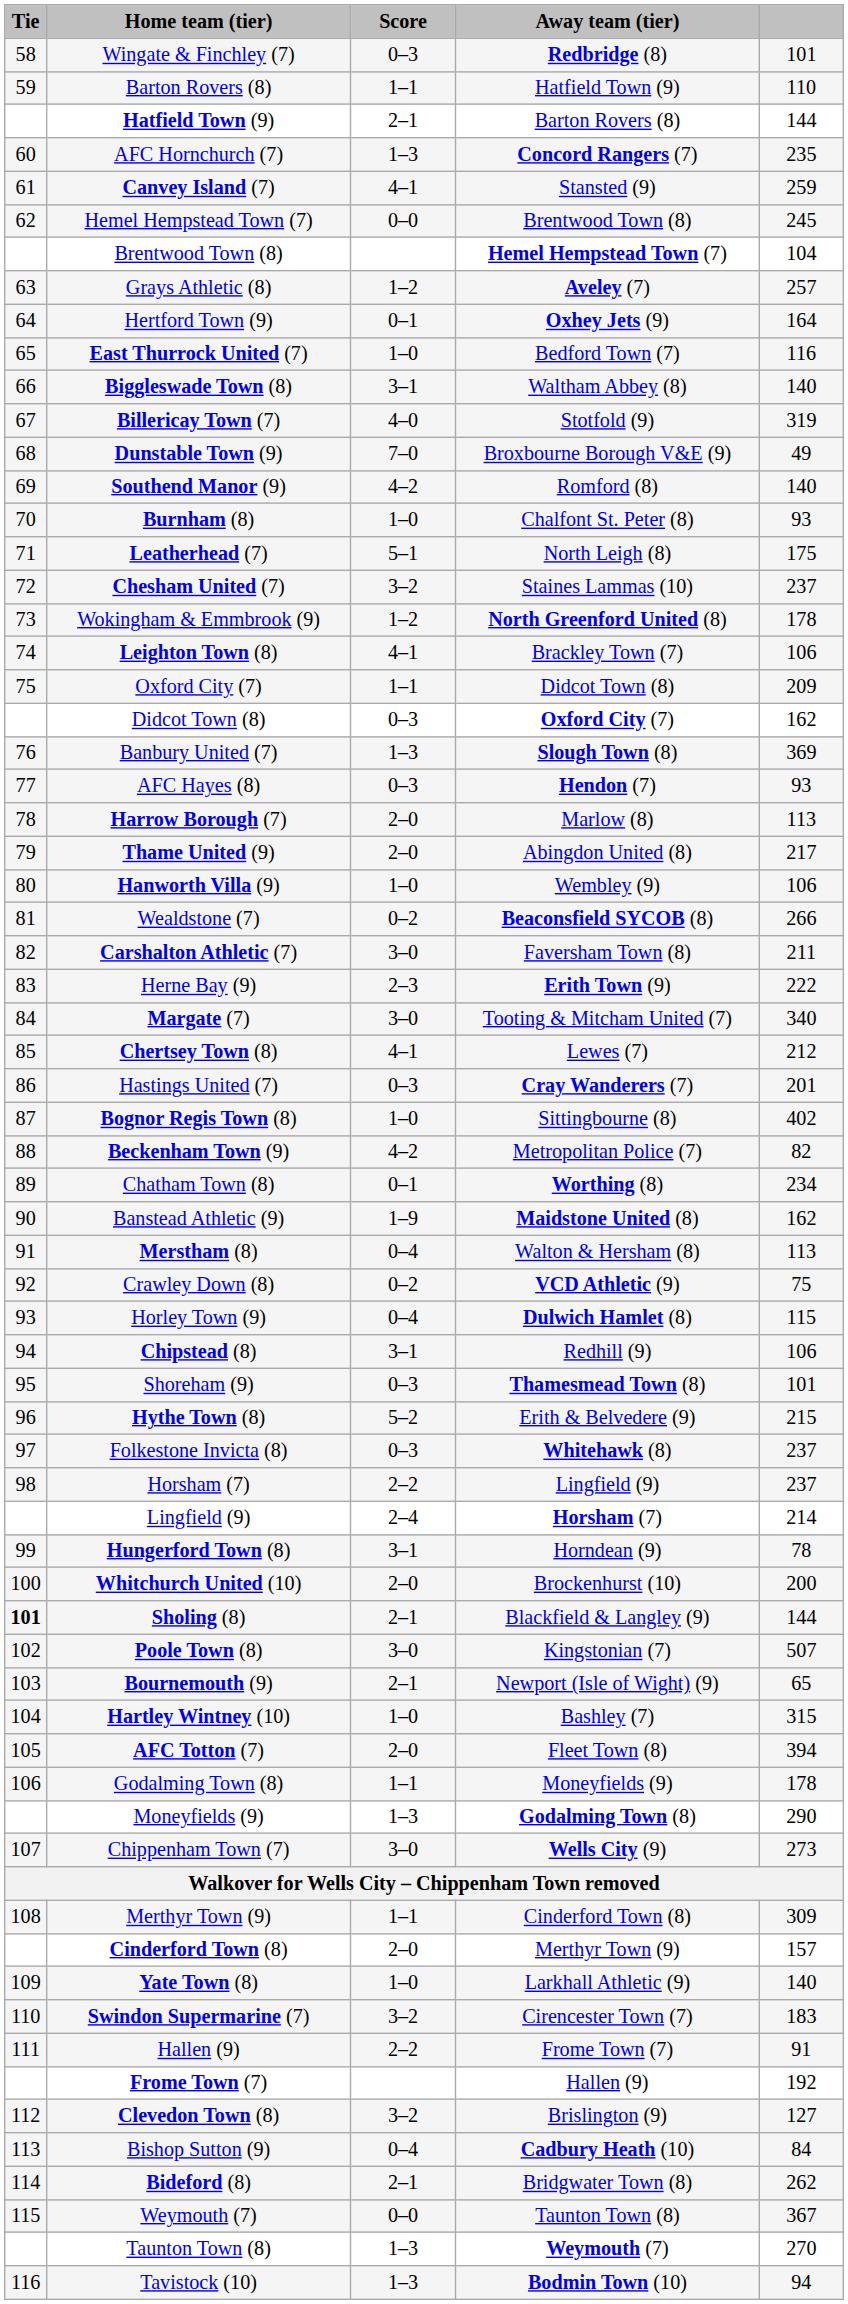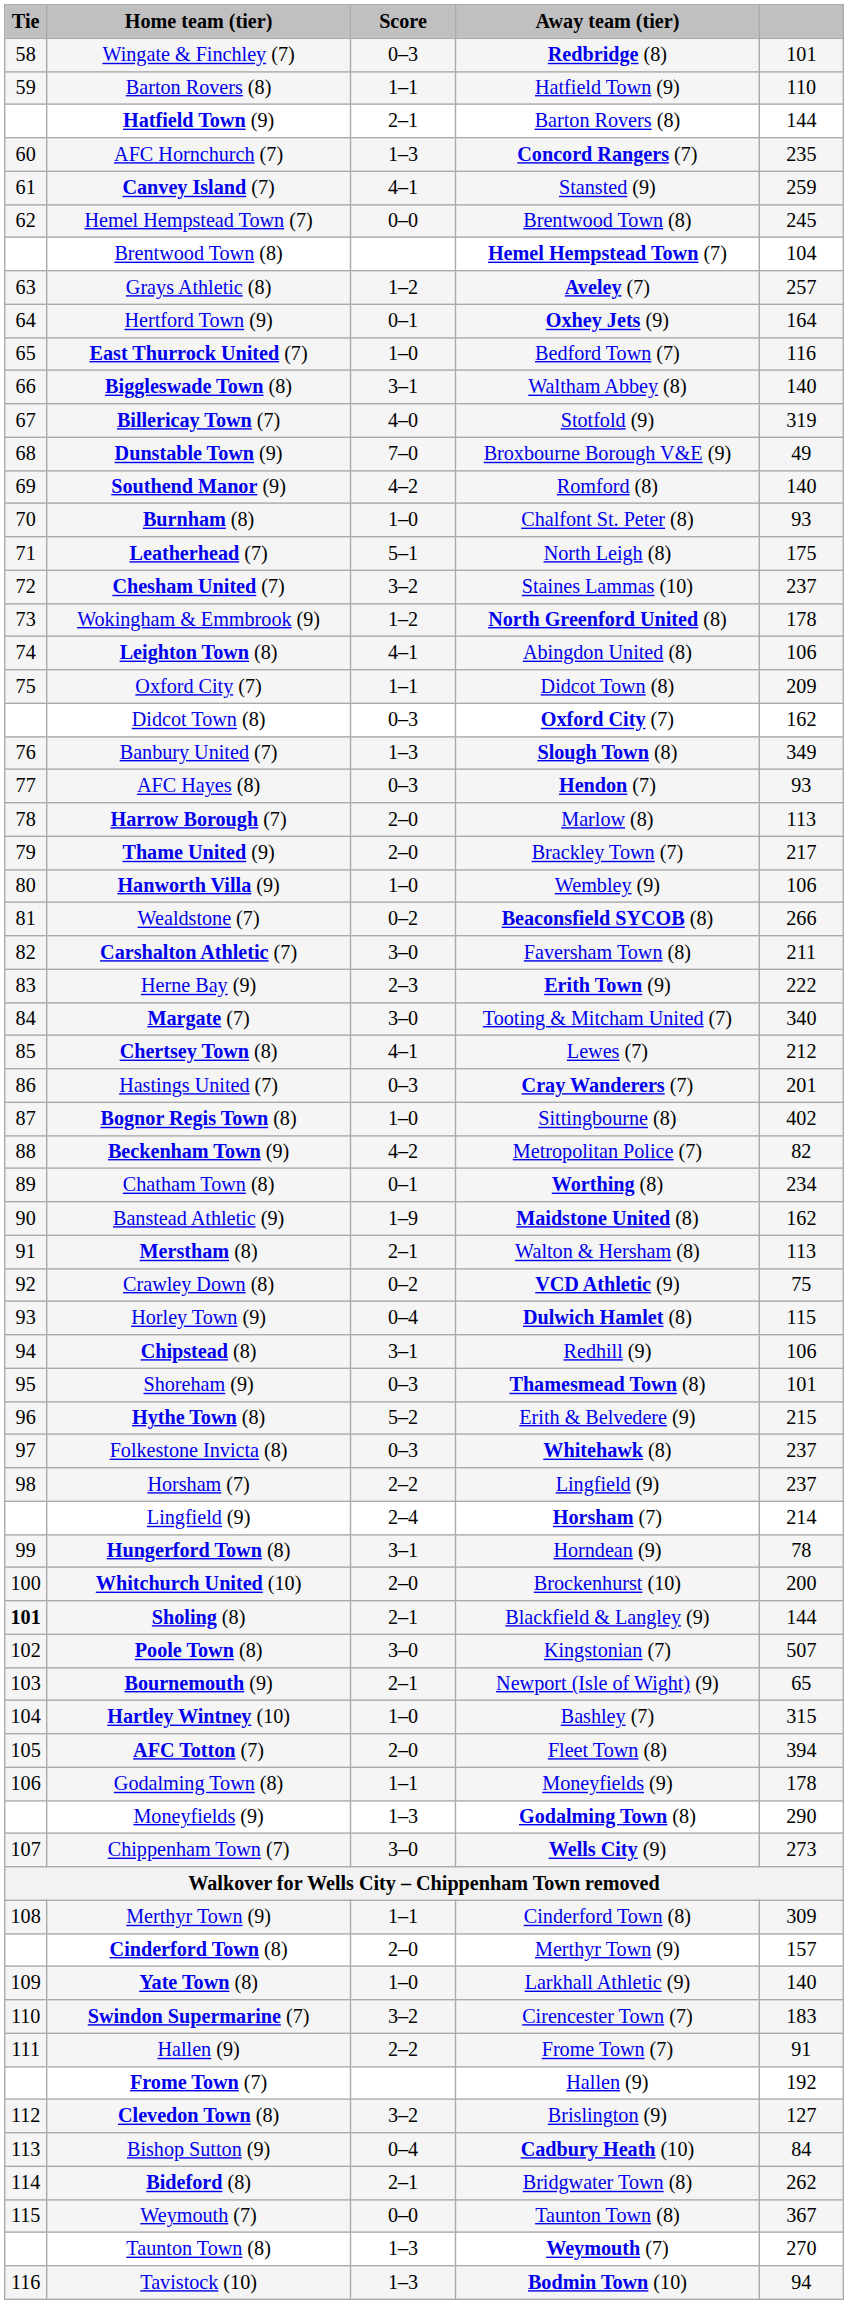(607, 653) Brackley Town (7) -> (607, 653) Abingdon United (8)
(801, 753) 369 -> (801, 753) 349
(607, 852) Abingdon United (8) -> (607, 852) Brackley Town (7)
(403, 1251) 0–4 -> (403, 1251) 2–1
